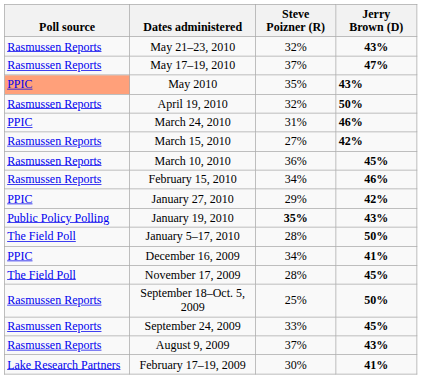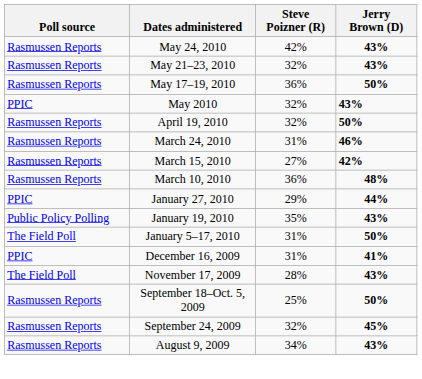+ row: (193, 46)
(296, 65) 37% -> (296, 84) 36%
(376, 65) 47% -> (376, 84) 50%
(20, 84) lightsalmon background -> (20, 103) no background
(296, 84) 35% -> (296, 103) 32%
(20, 122) PPIC -> (54, 141) Rasmussen Reports
(376, 160) 45% -> (376, 179) 48%
- row: (193, 179)
(376, 198) 42% -> (376, 198) 44%
(296, 217) bold -> (296, 217) normal
(296, 236) 28% -> (296, 236) 31%
(296, 255) 34% -> (296, 255) 31%
(376, 274) 45% -> (376, 274) 43%
(296, 326) 33% -> (296, 326) 32%
(296, 345) 37% -> (296, 345) 34%
- row: (193, 364)
